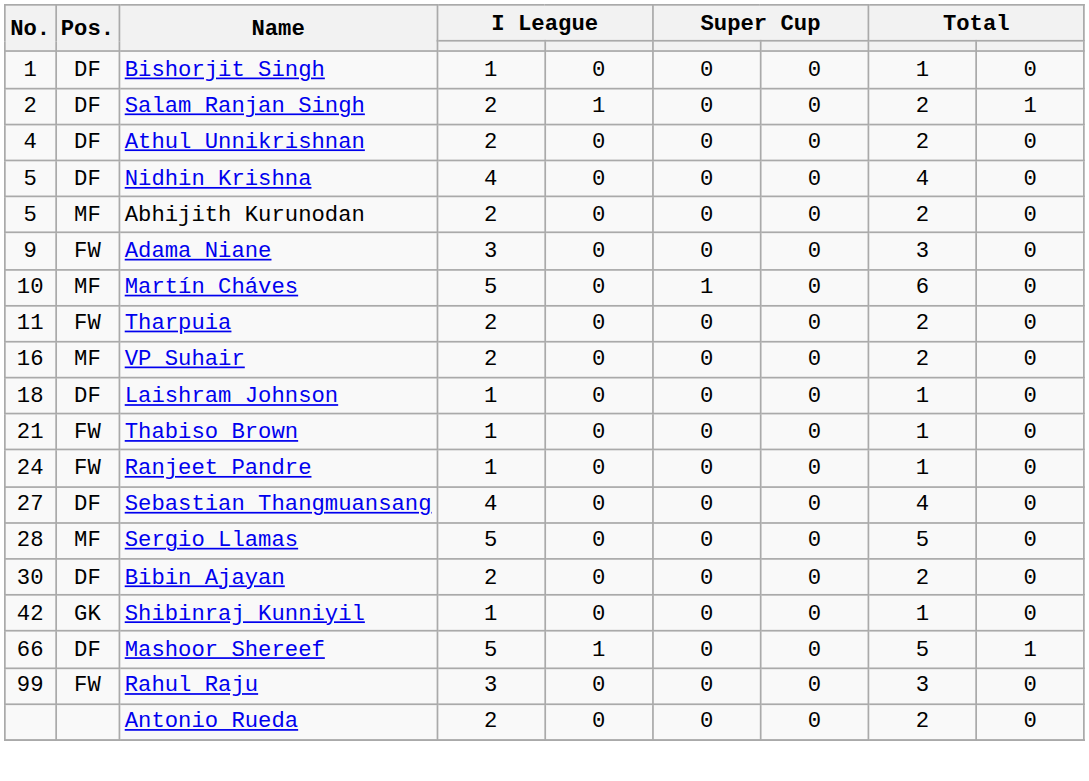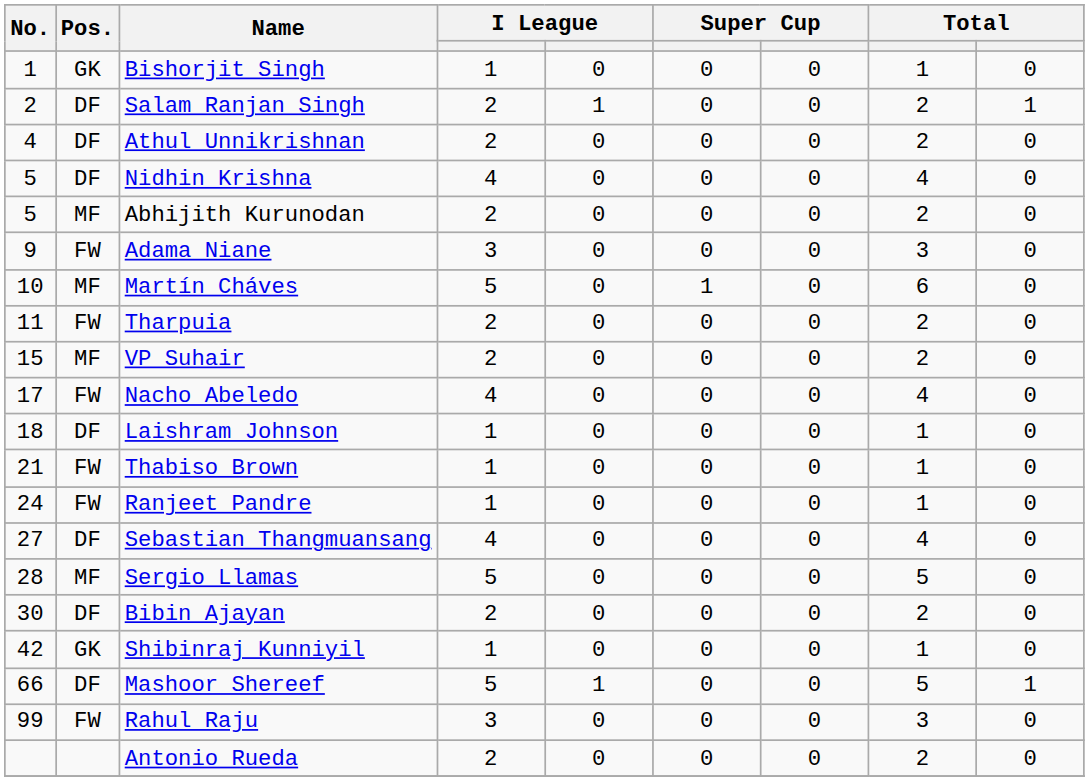(87, 70) DF -> (87, 70) GK
(30, 360) 16 -> (30, 360) 15
+ row: (211, 396)
